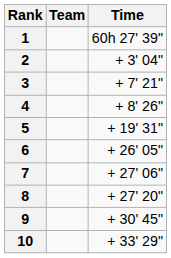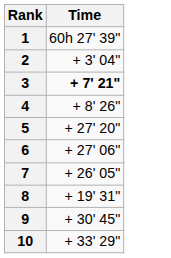- column: (67, 15)
(139, 83) normal -> (95, 83) bold
(135, 128) + 19' 31" -> (92, 128) + 27' 20"
(135, 151) + 26' 05" -> (92, 151) + 27' 06"
(135, 173) + 27' 06" -> (92, 173) + 26' 05"
(135, 196) + 27' 20" -> (92, 196) + 19' 31"
